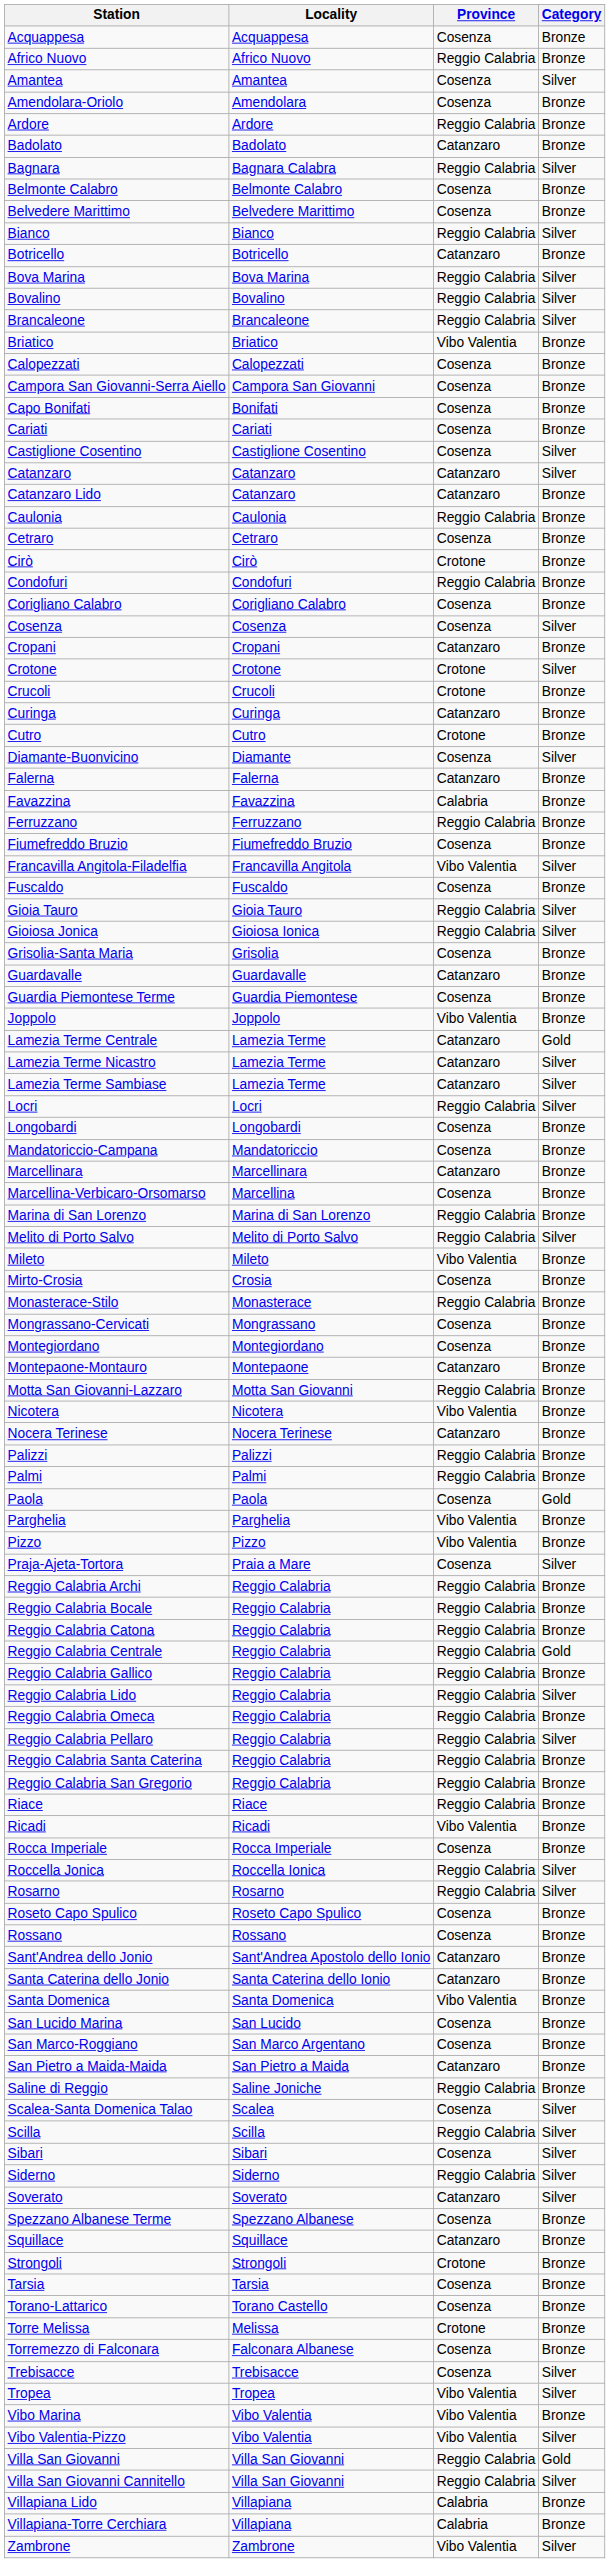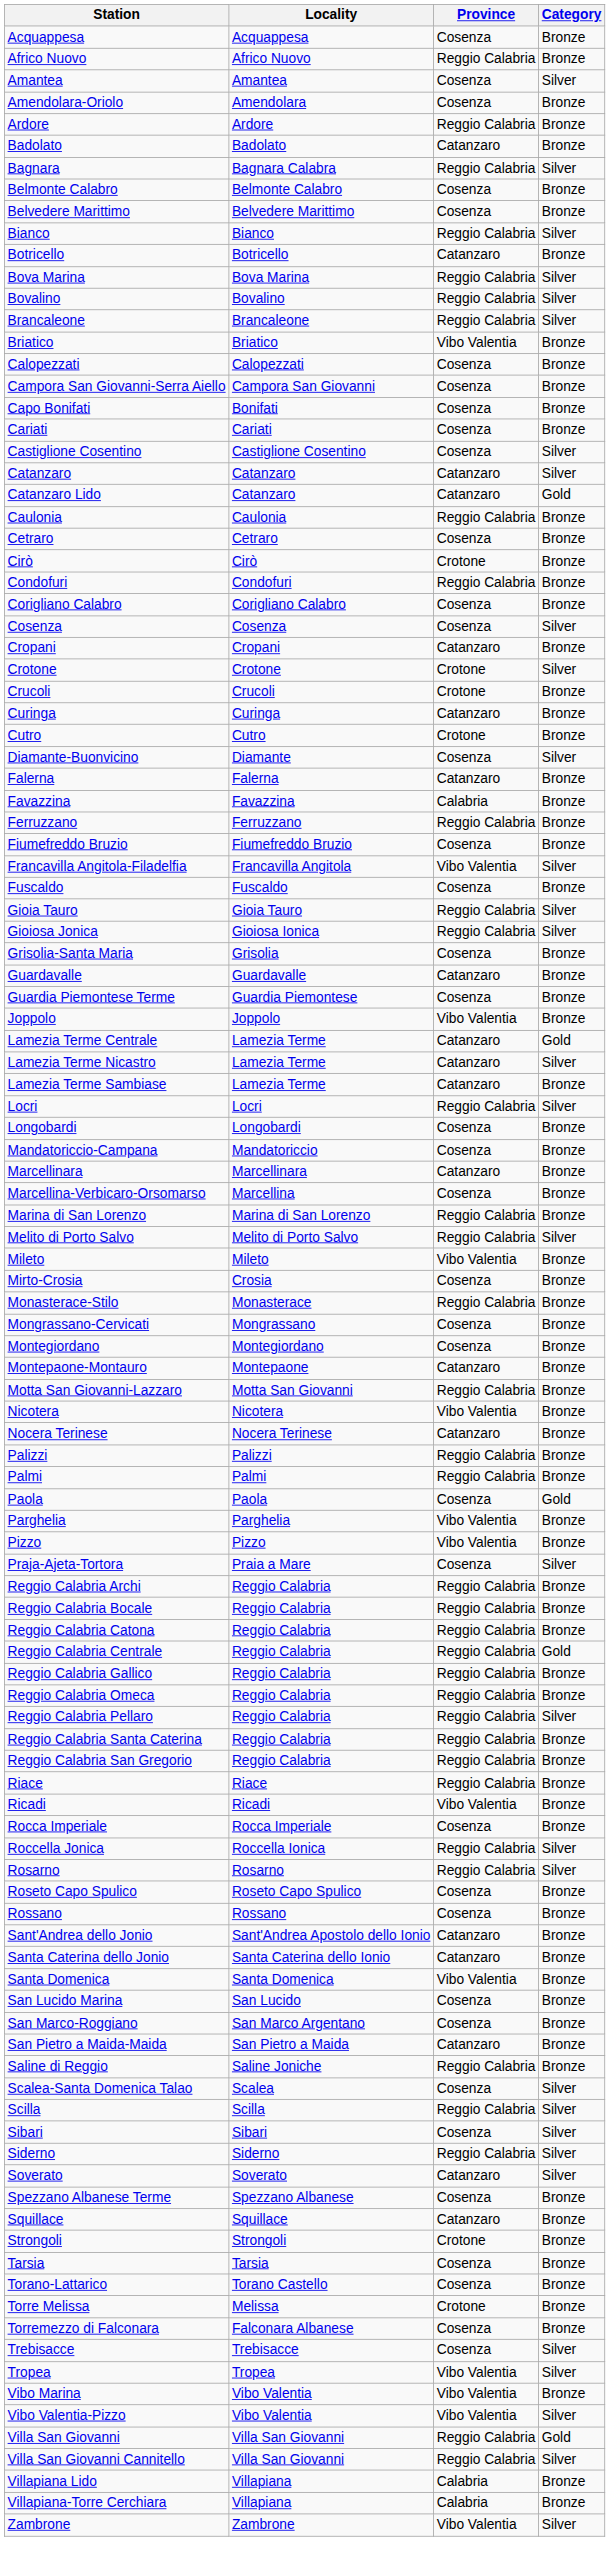(564, 495) Bronze -> (556, 495) Gold
(559, 1084) Silver -> (564, 1084) Bronze
- row: (72, 1695)
